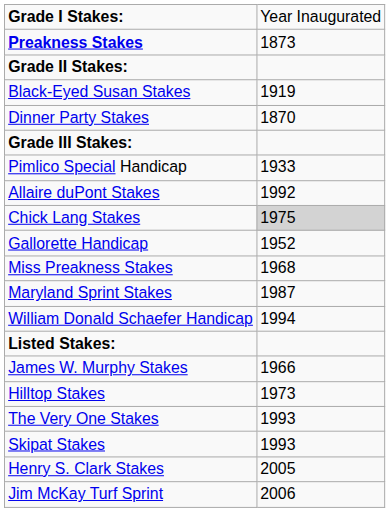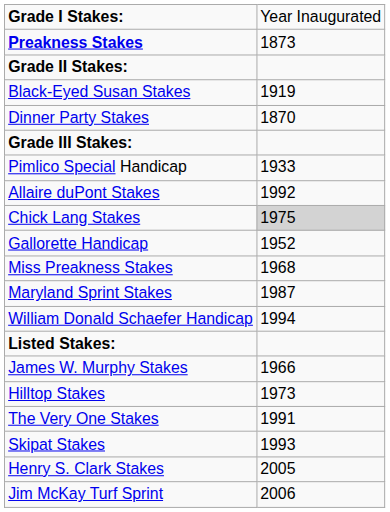(278, 419) 1993 -> (278, 419) 1991
